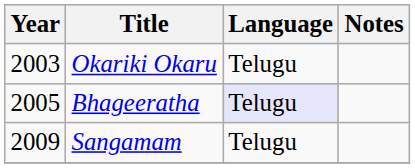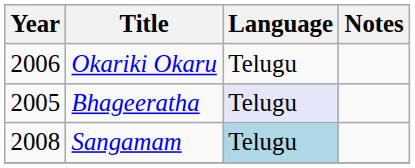(35, 63) 2003 -> (35, 63) 2006
(35, 142) 2009 -> (35, 142) 2008
(263, 142) no background -> (263, 142) lightblue background
